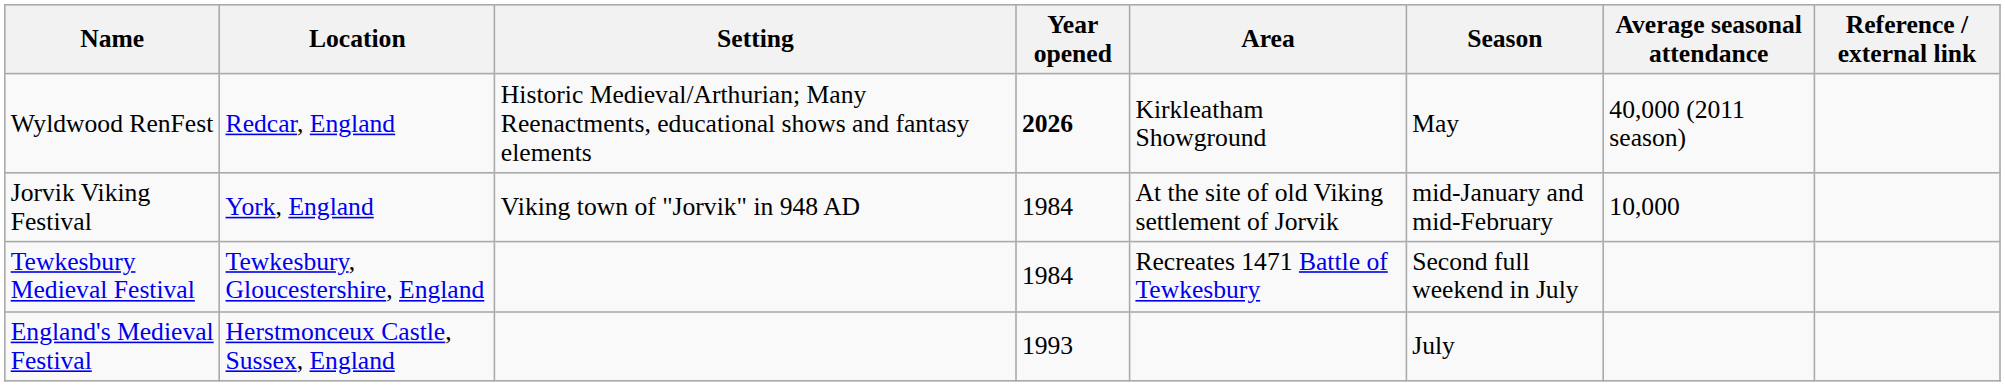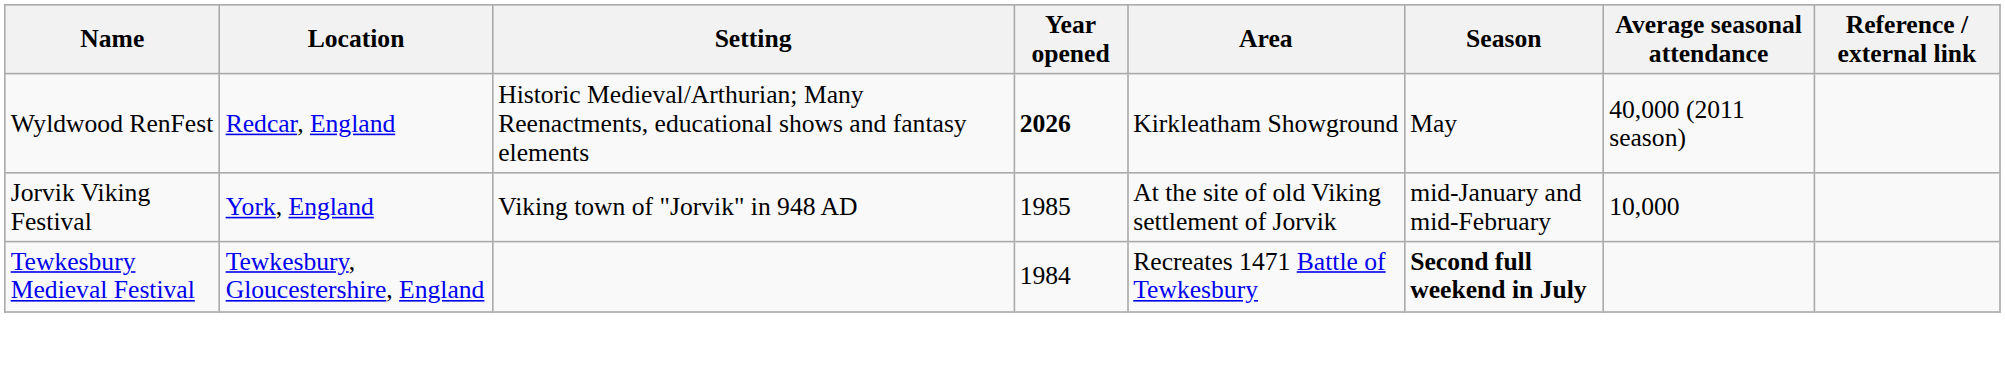(1048, 206) 1984 -> (1045, 206) 1985
(1495, 276) normal -> (1498, 276) bold
- row: (112, 345)
